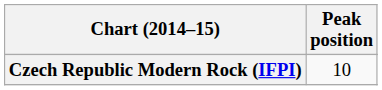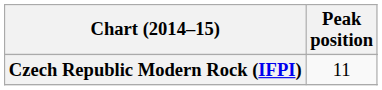(342, 69) 10 -> (342, 69) 11
